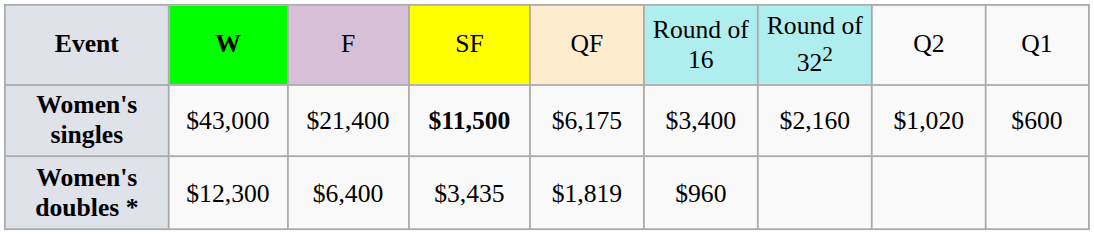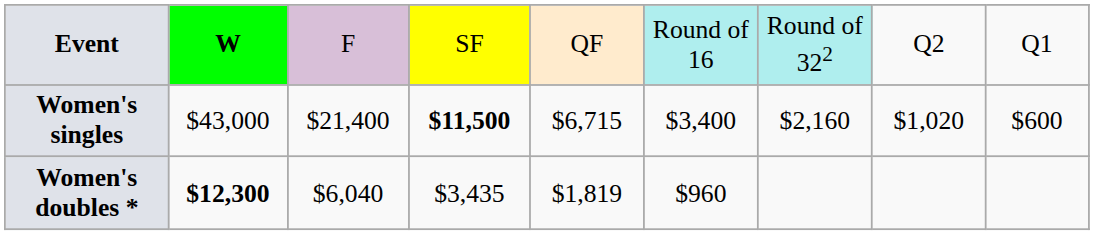(587, 120) $6,175 -> (587, 120) $6,715
(228, 192) normal -> (228, 192) bold
(348, 192) $6,400 -> (348, 192) $6,040
